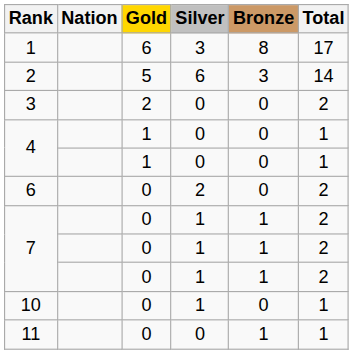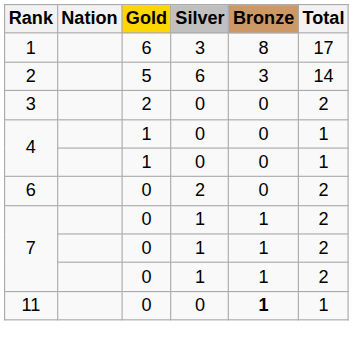- row: (31, 305)
(264, 334) normal -> (264, 305) bold
